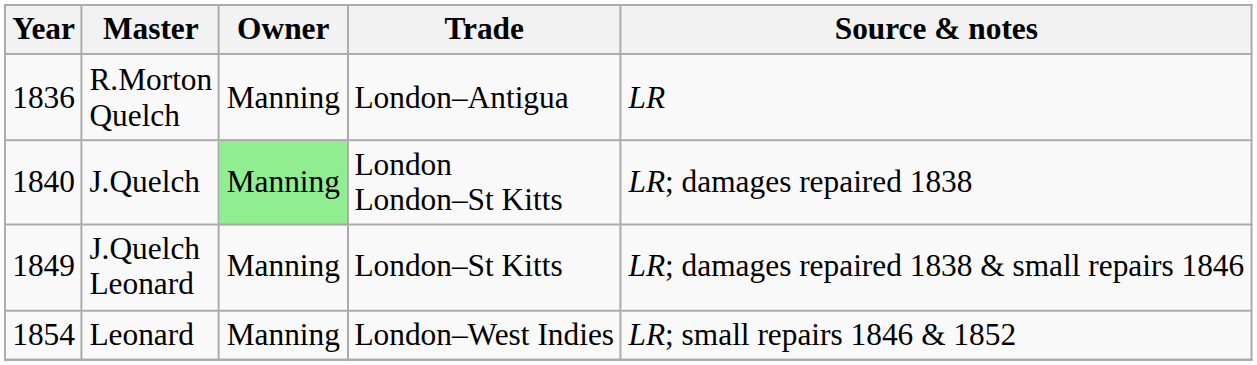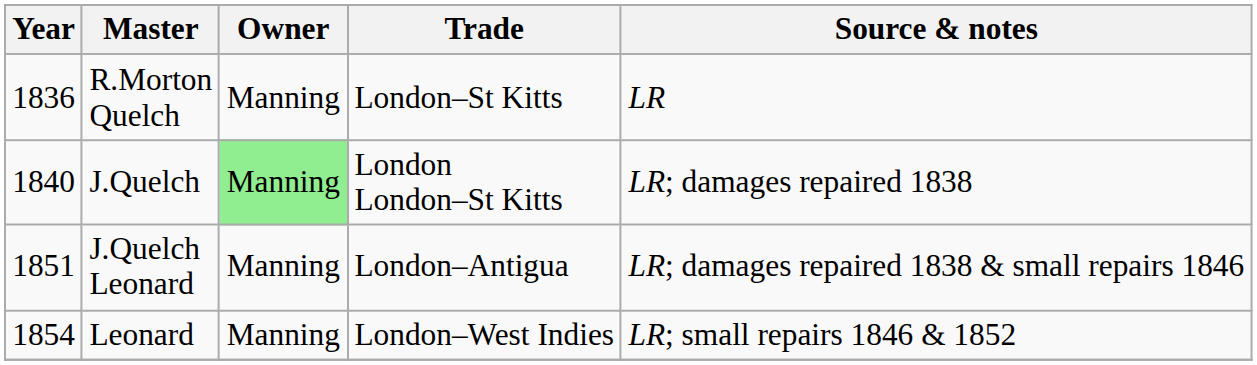(462, 96) London–Antigua -> (458, 96) London–St Kitts
(44, 266) 1849 -> (44, 266) 1851
(458, 266) London–St Kitts -> (462, 266) London–Antigua
